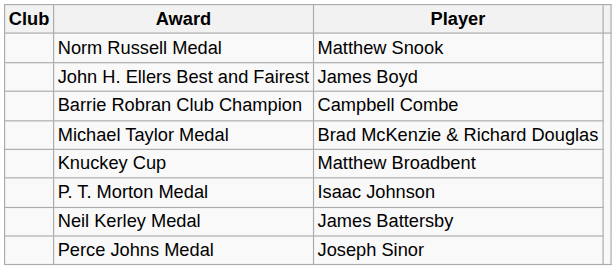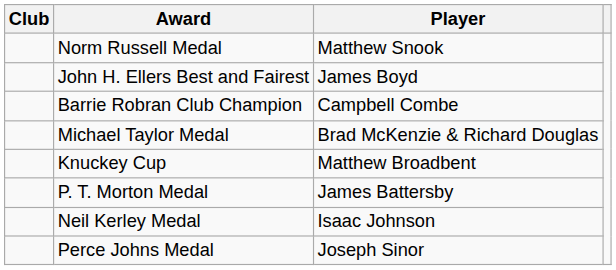(376, 192) Isaac Johnson -> (385, 192) James Battersby
(385, 221) James Battersby -> (376, 221) Isaac Johnson
